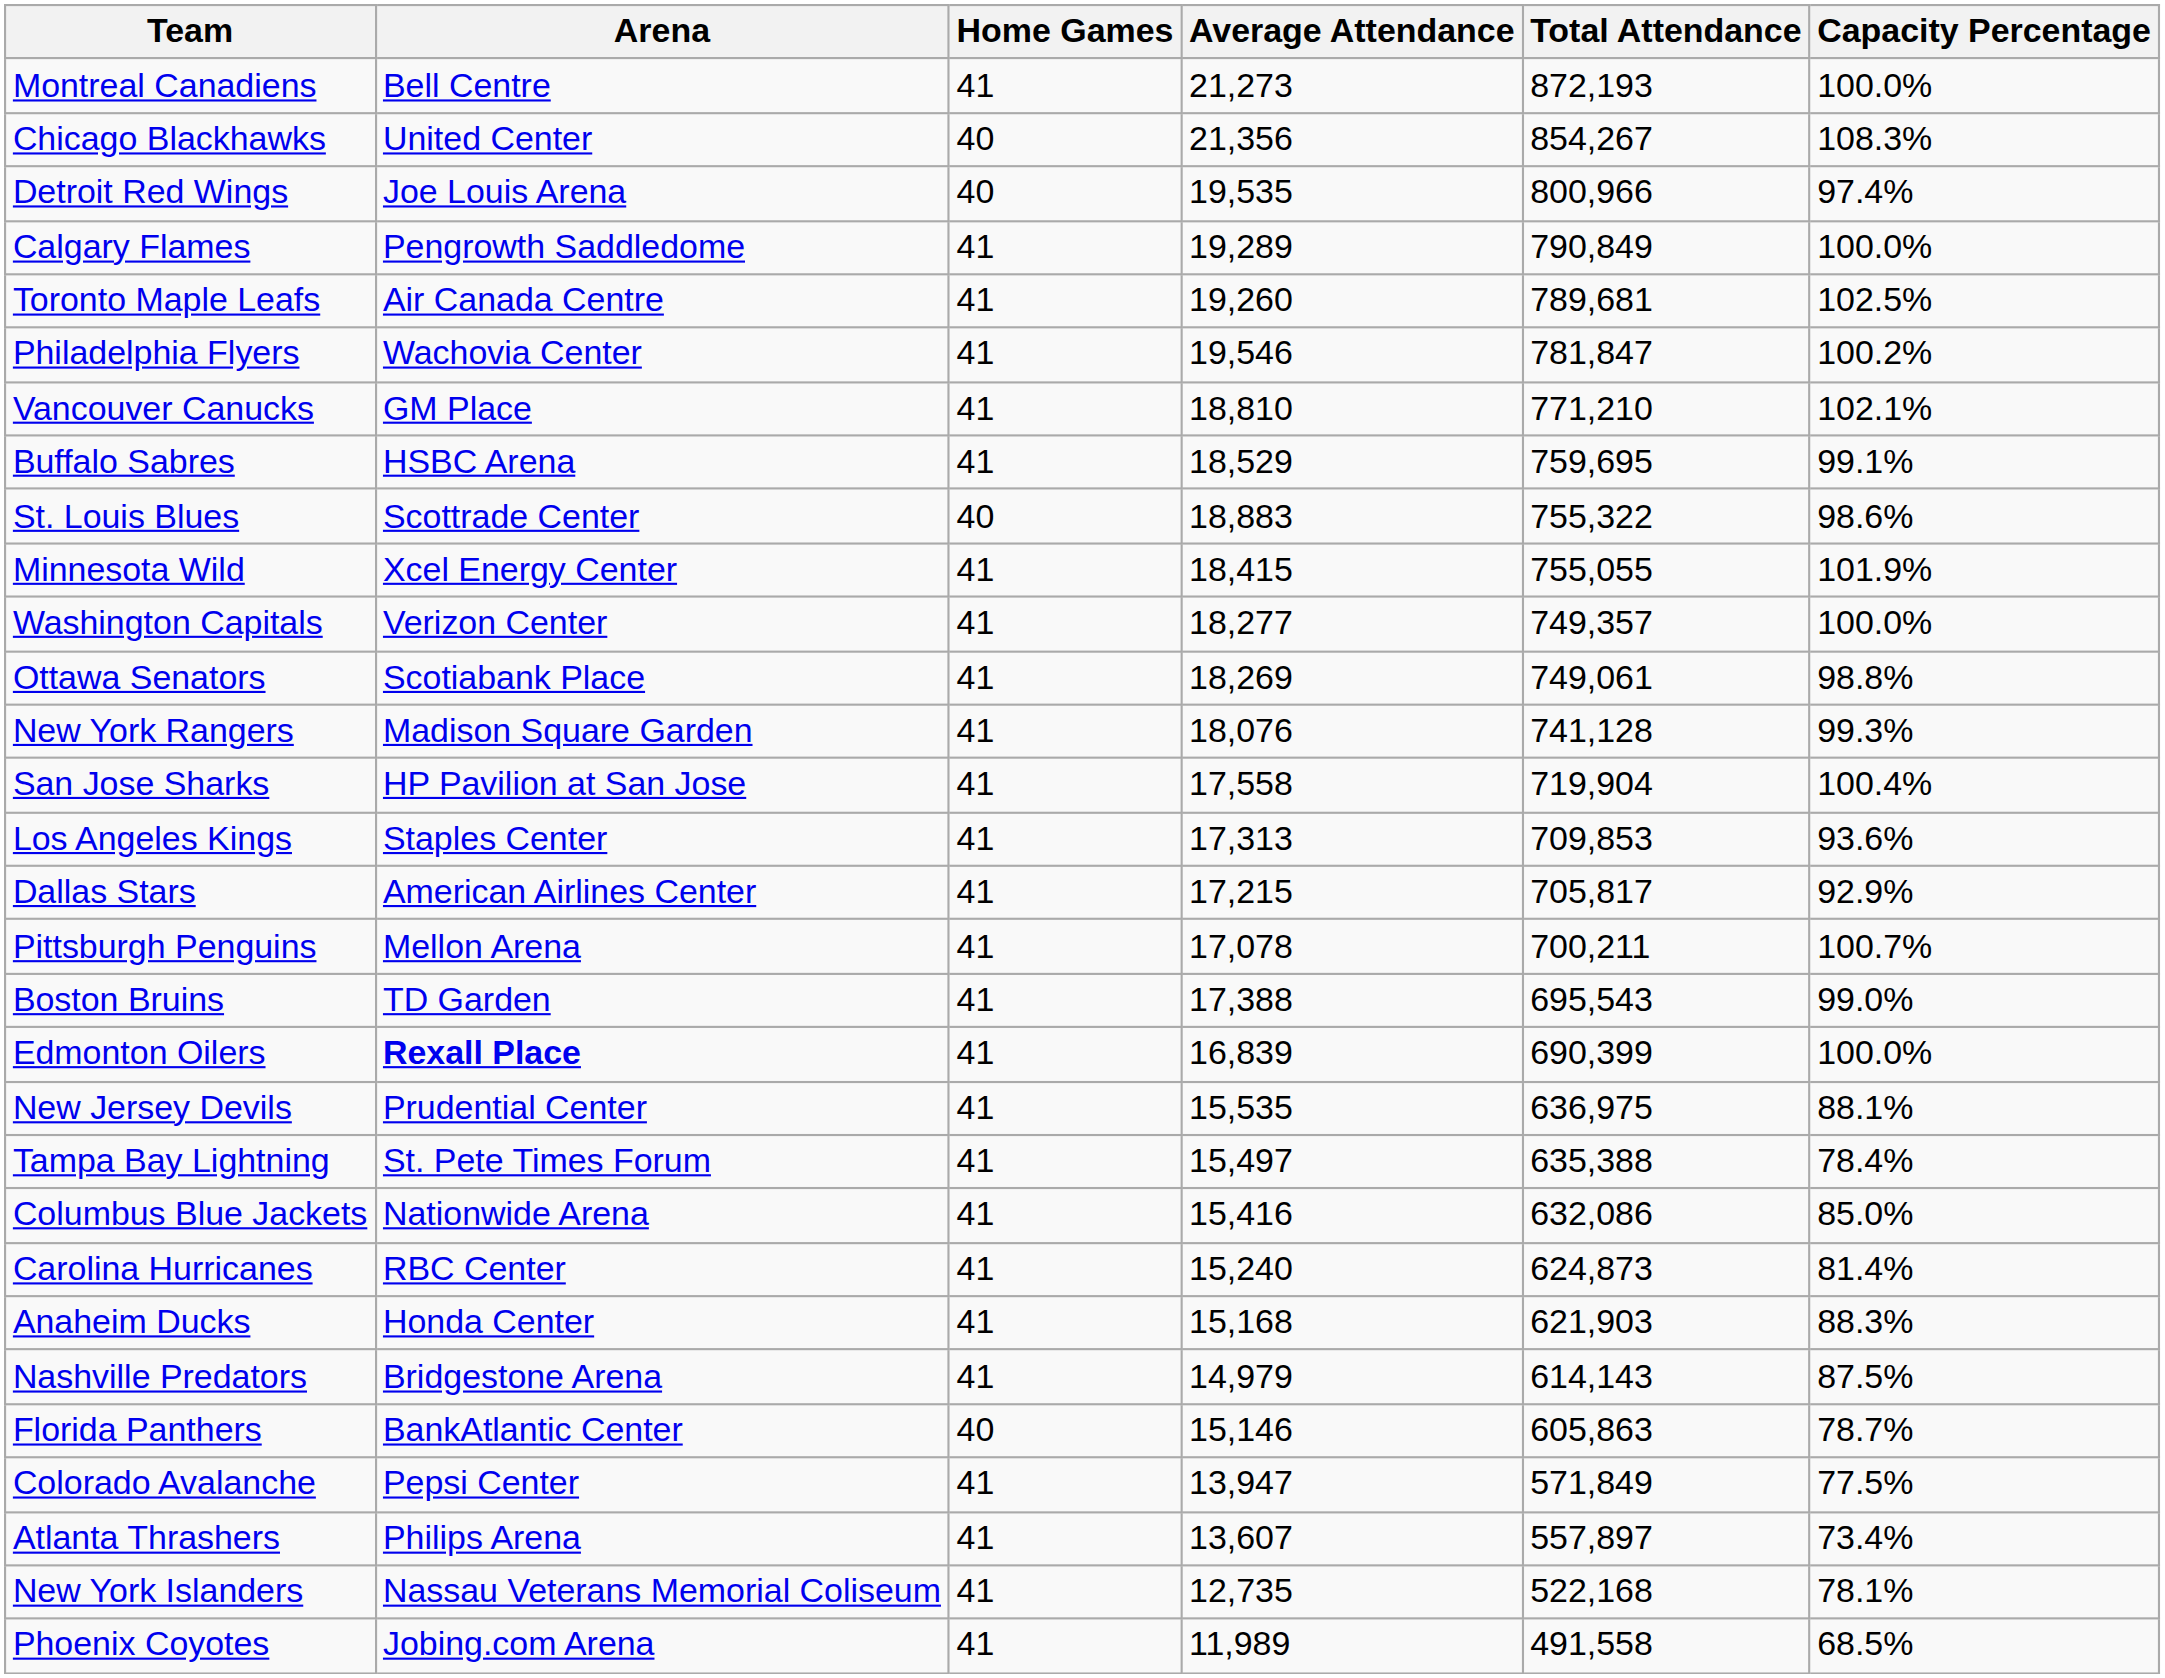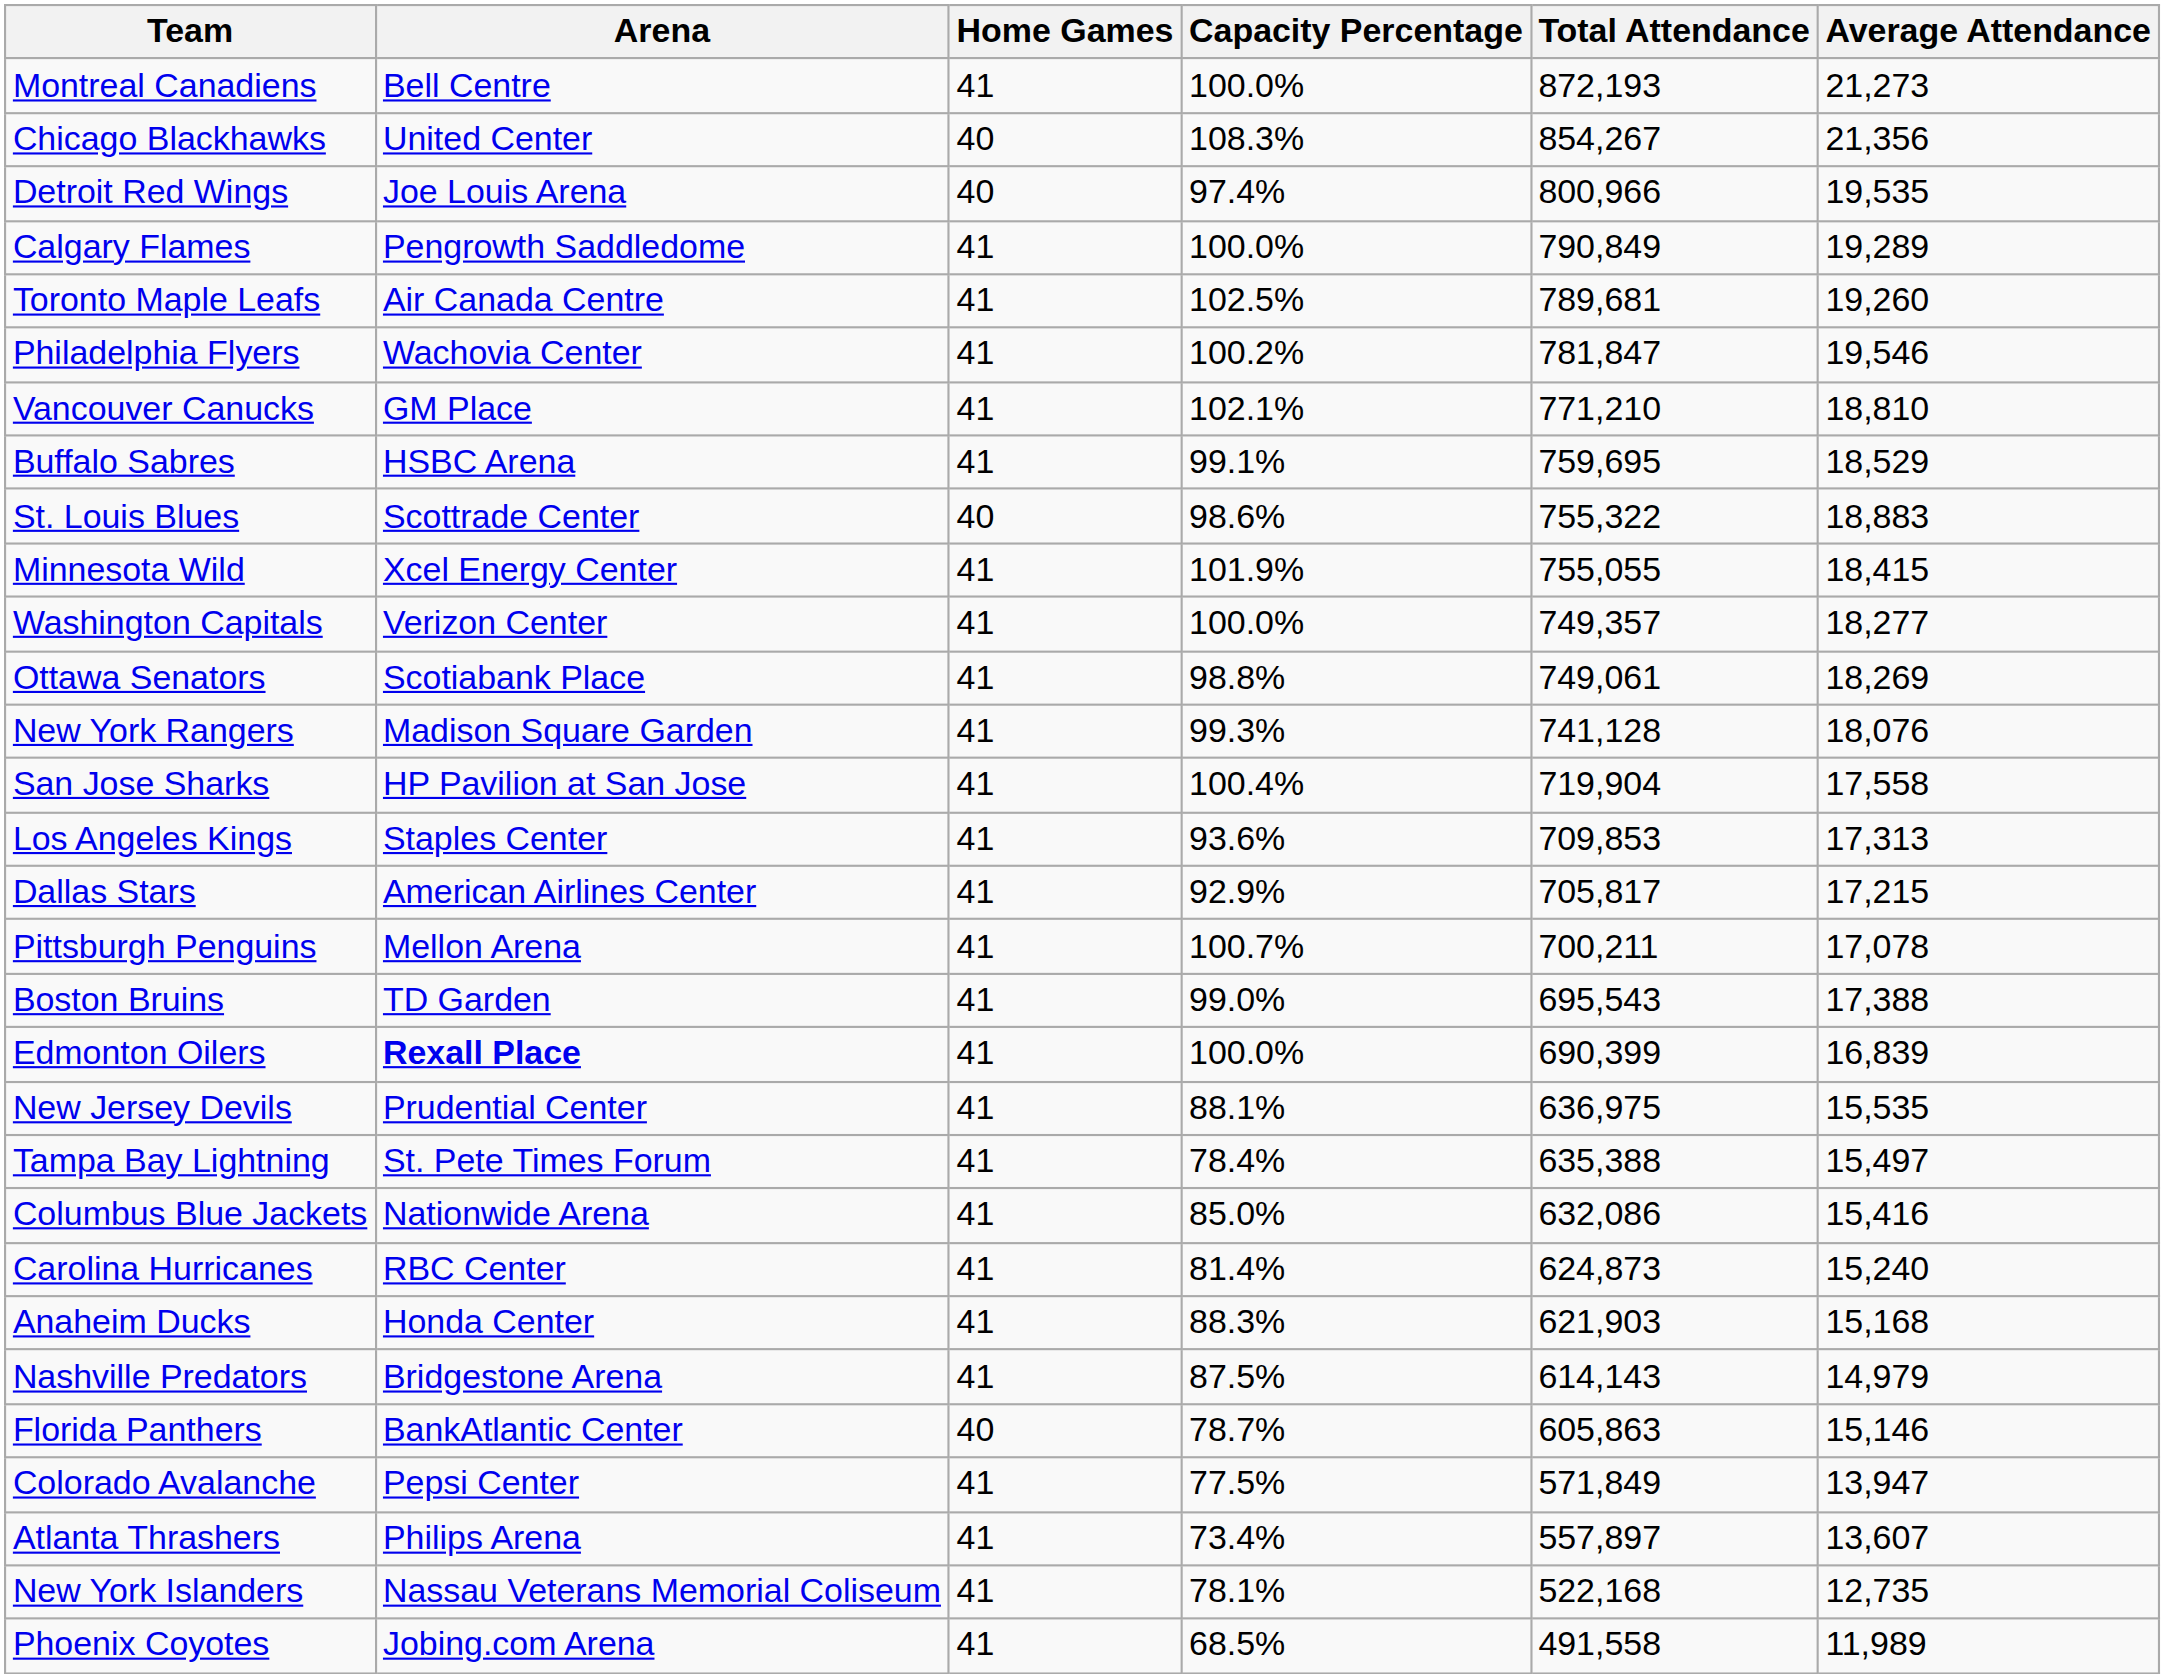columns swapped: (1352, 31) <-> (1984, 31)
